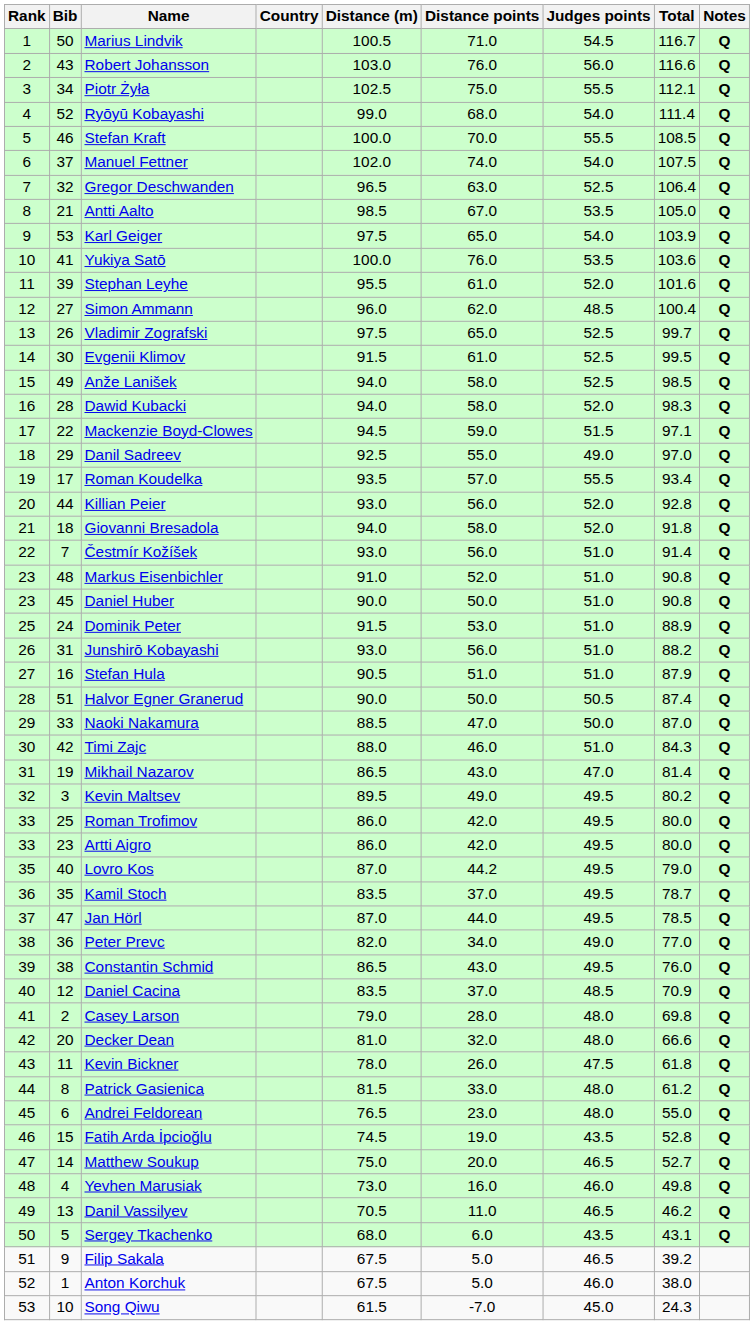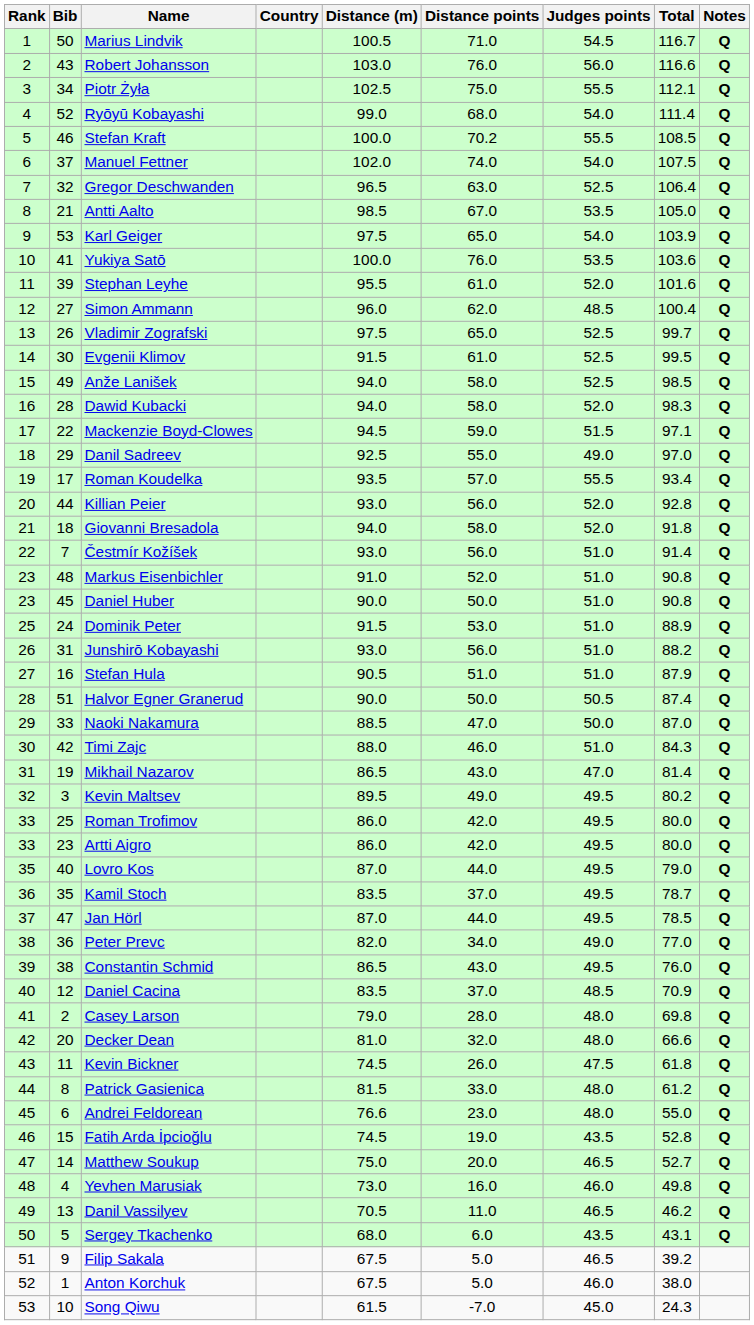(482, 138) 70.0 -> (482, 138) 70.2
(482, 869) 44.2 -> (482, 869) 44.0
(372, 1064) 78.0 -> (372, 1064) 74.5
(372, 1112) 76.5 -> (372, 1112) 76.6
